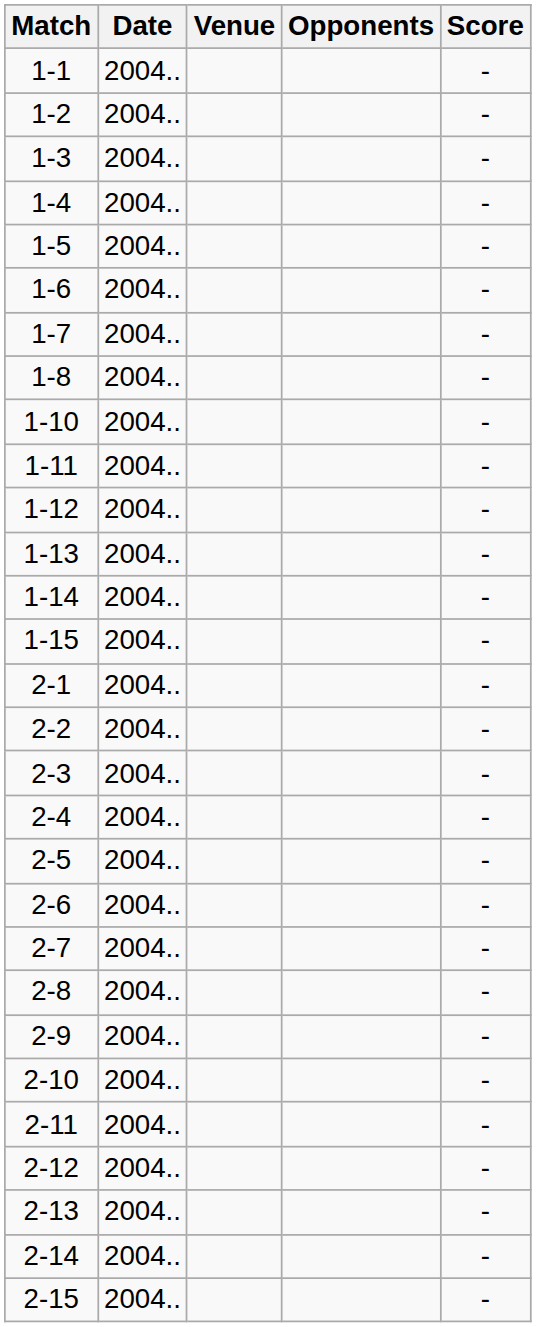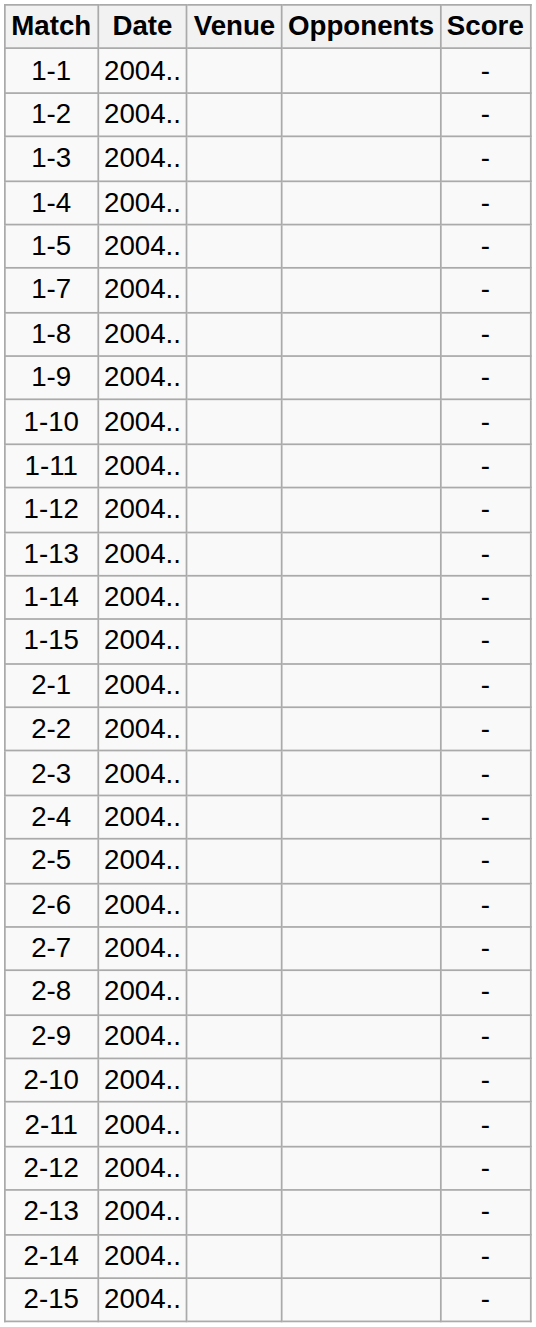- row: (51, 289)
+ row: (51, 377)
